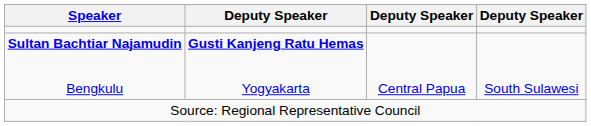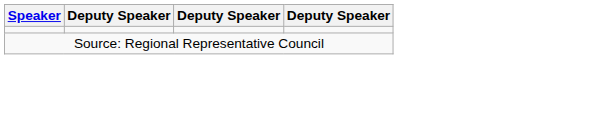- row: (95, 66)
